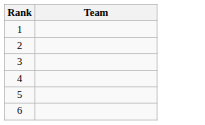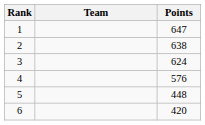+ column: (179, 12)
